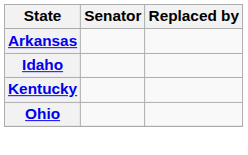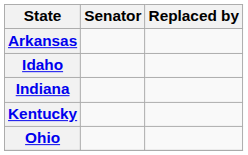+ row: (43, 89)
